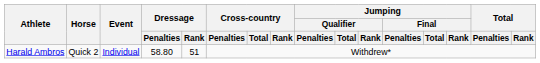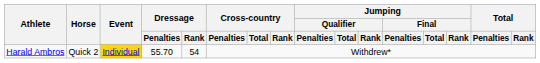(121, 52) no background -> (121, 52) gold background
(162, 52) 58.80 -> (162, 52) 55.70
(194, 52) 51 -> (194, 52) 54
